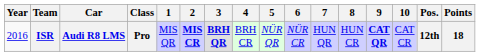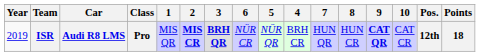columns swapped: (246, 12) <-> (298, 12)
(17, 36) 2016 -> (17, 36) 2019
